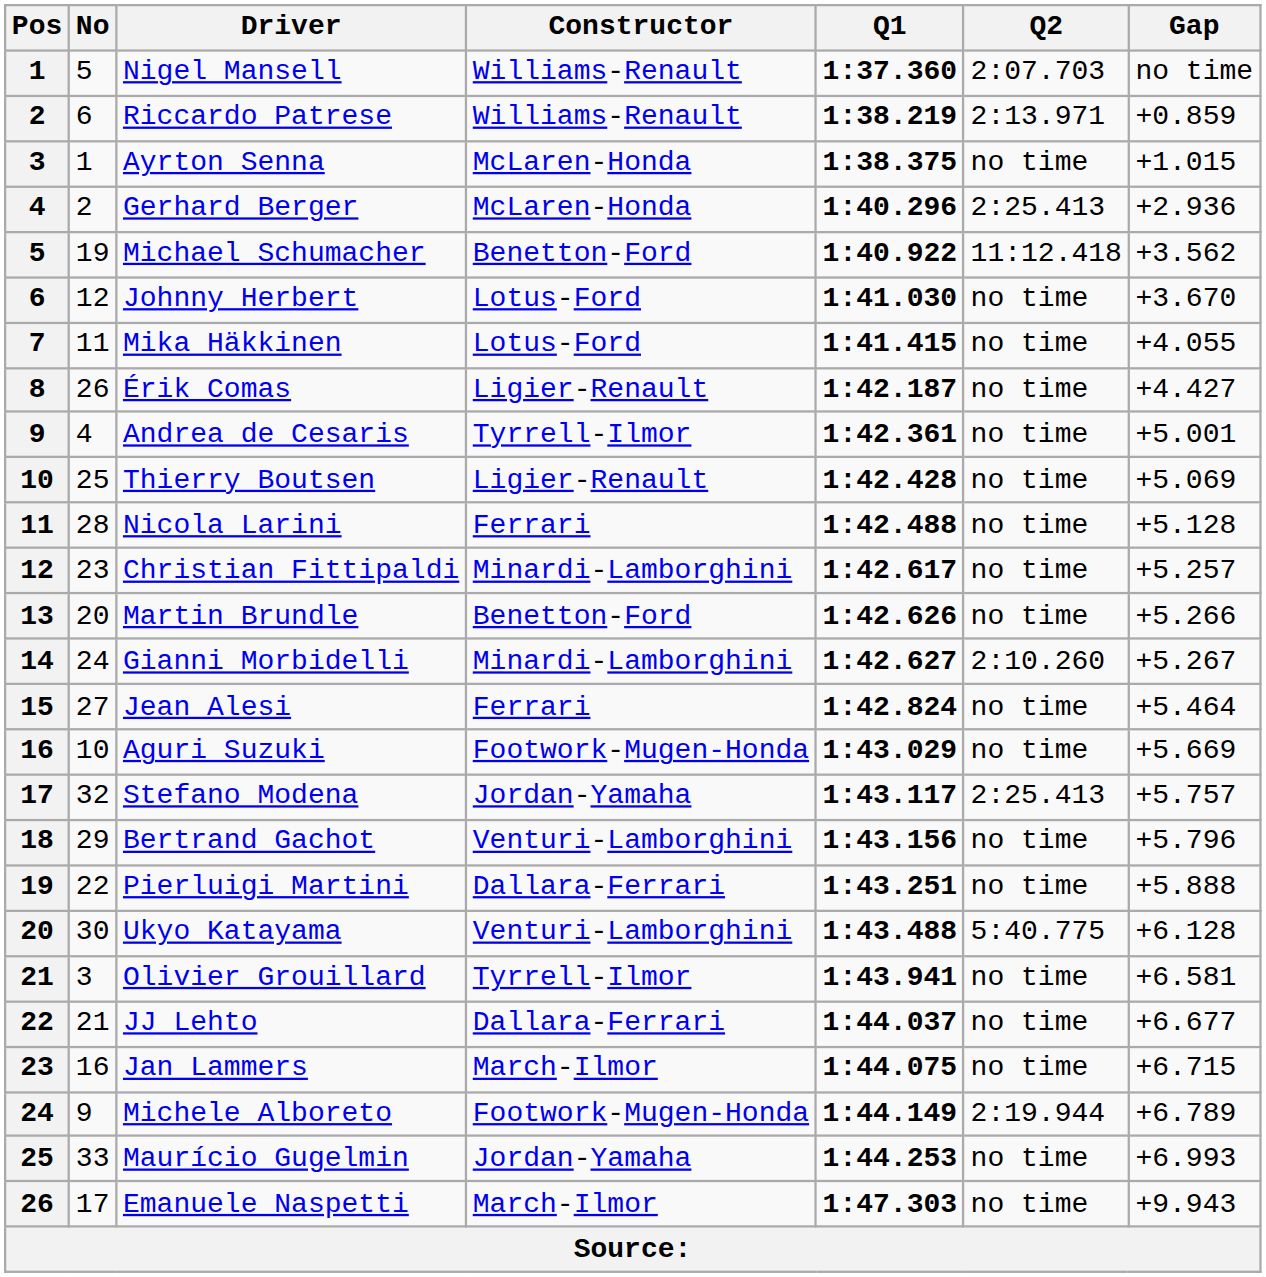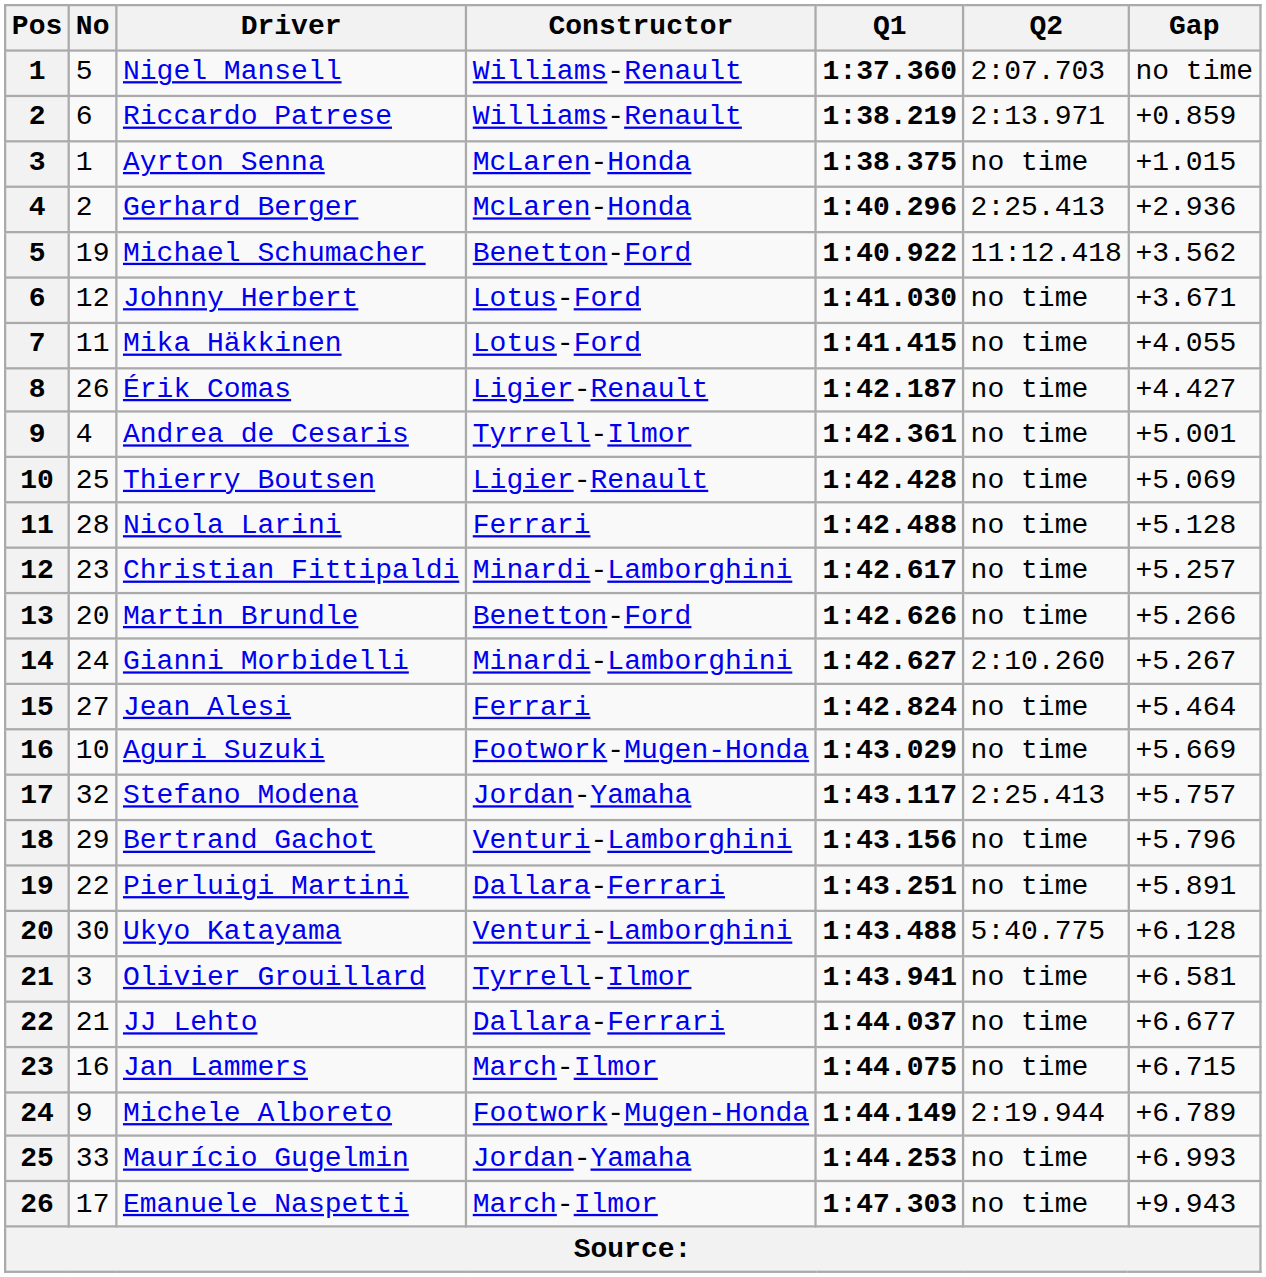(1186, 300) +3.670 -> (1186, 300) +3.671
(1186, 888) +5.888 -> (1186, 888) +5.891
